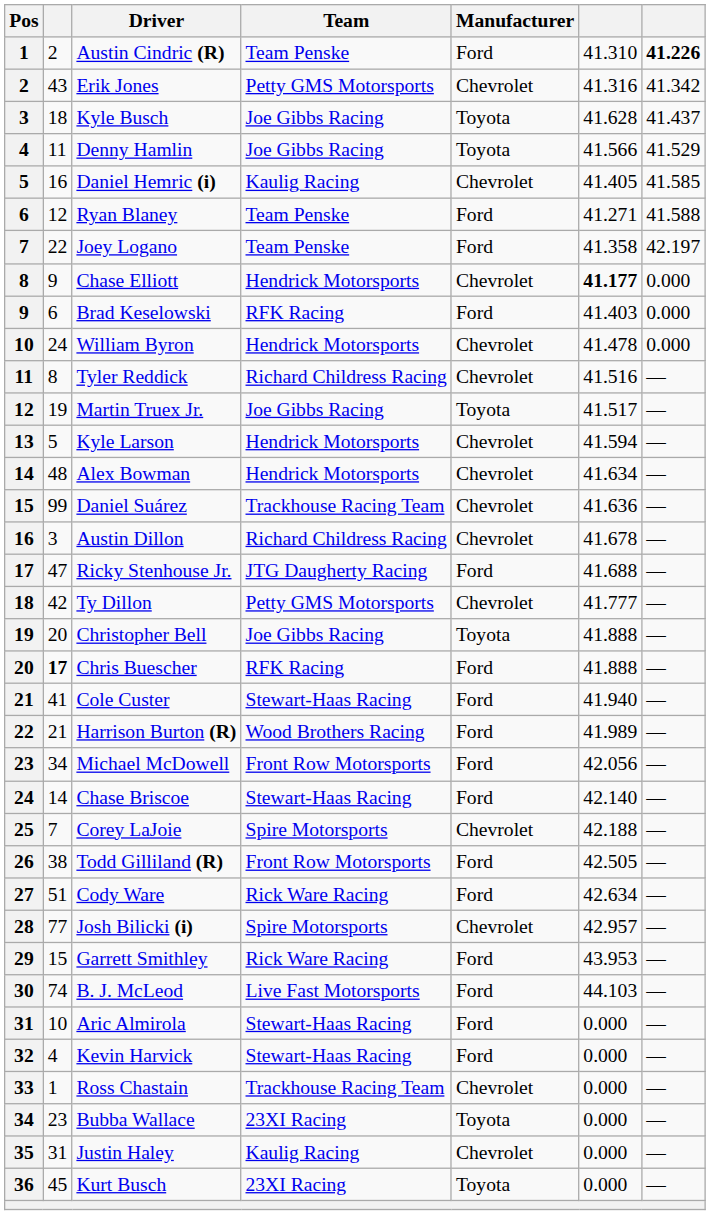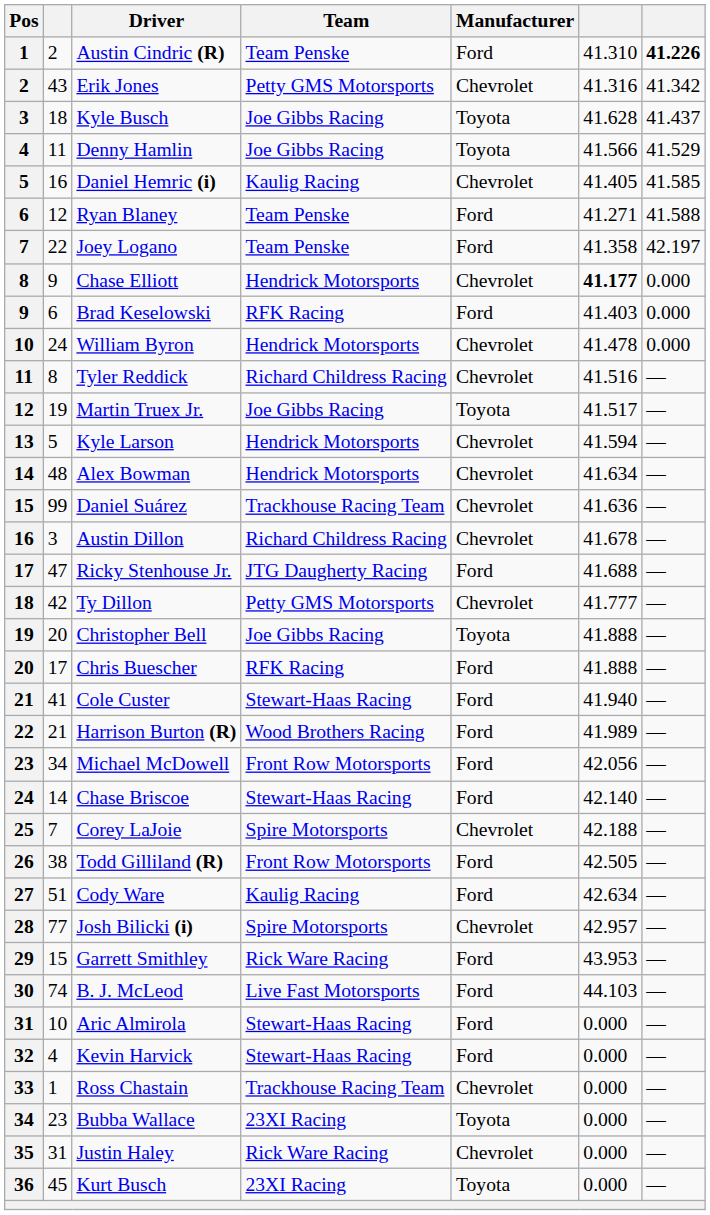(57, 667) bold -> (57, 667) normal
(317, 893) Rick Ware Racing -> (302, 893) Kaulig Racing
(302, 1152) Kaulig Racing -> (317, 1152) Rick Ware Racing
